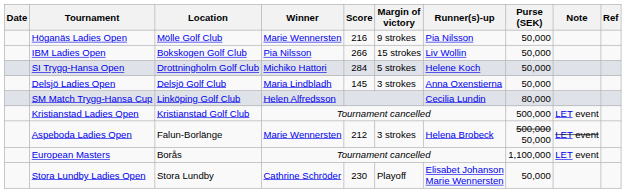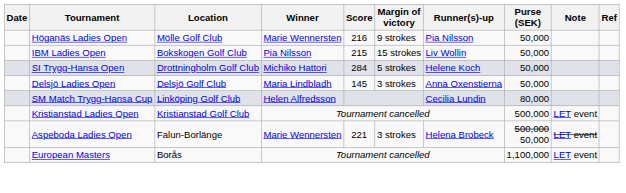(359, 53) 266 -> (359, 53) 215
(359, 134) 212 -> (359, 134) 221
- row: (89, 175)
